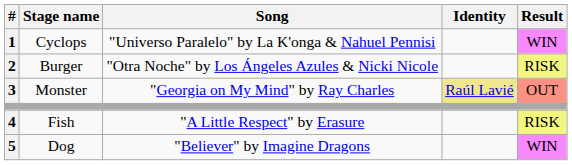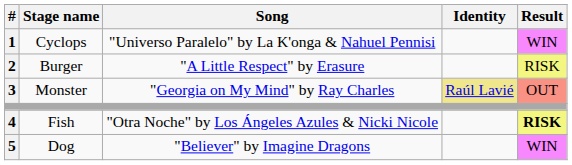(272, 66) "Otra Noche" by Los Ángeles Azules & Nicki Nicole -> (272, 66) "A Little Respect" by Erasure
(272, 122) "A Little Respect" by Erasure -> (272, 122) "Otra Noche" by Los Ángeles Azules & Nicki Nicole
(542, 122) normal -> (542, 122) bold
